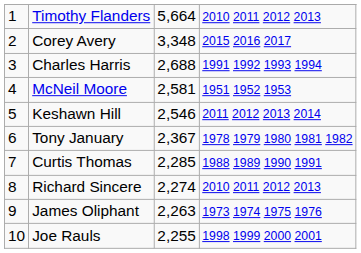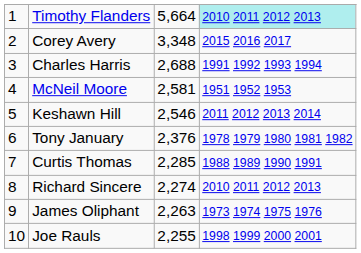(262, 17) no background -> (262, 17) paleturquoise background
(177, 138) 2,367 -> (177, 138) 2,376
